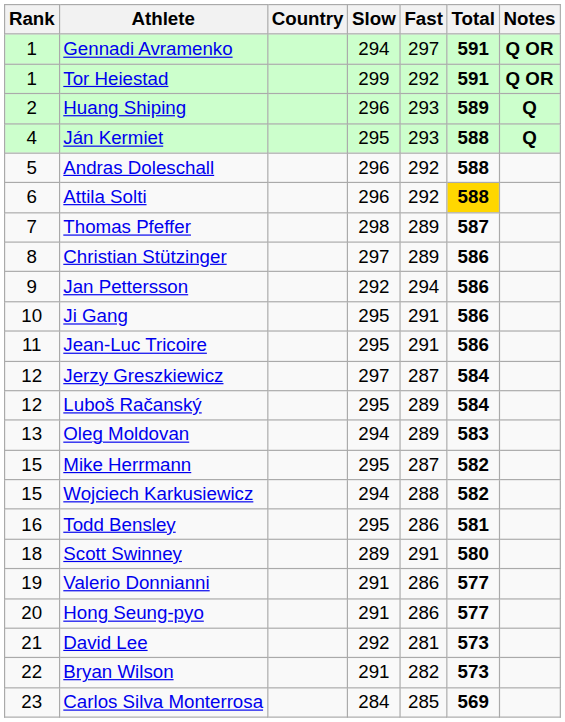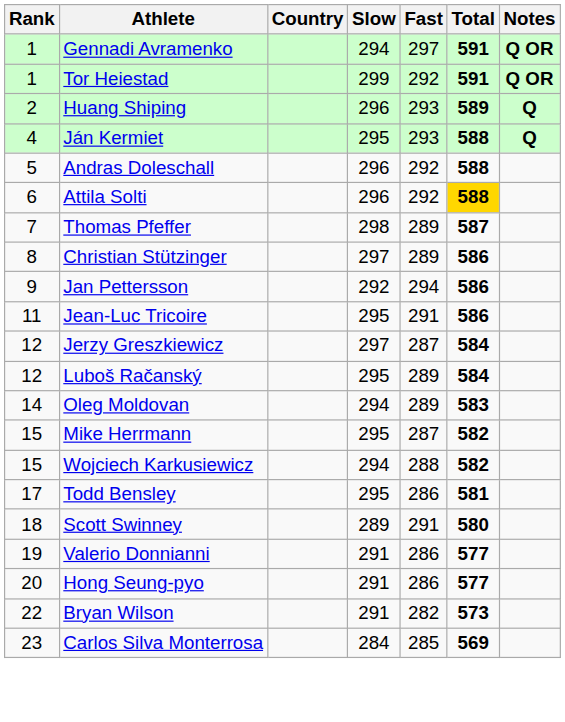- row: (96, 316)
(32, 434) 13 -> (32, 405) 14
(32, 524) 16 -> (32, 494) 17
- row: (105, 642)
